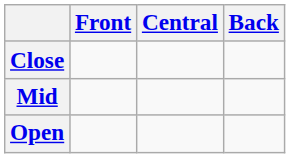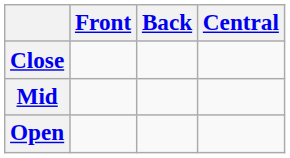columns swapped: (180, 22) <-> (254, 22)
